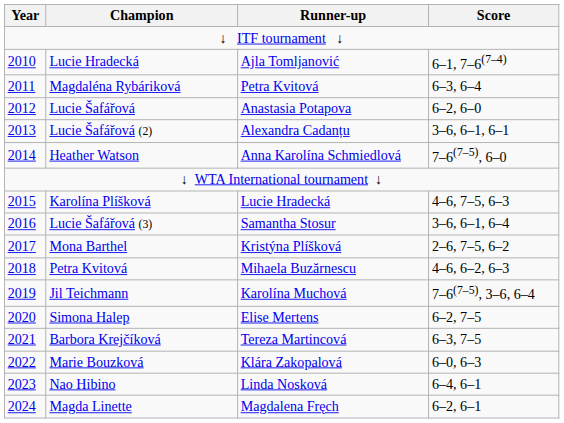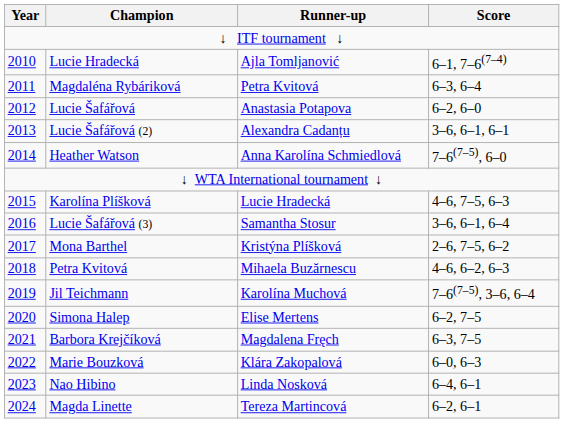(294, 339) Tereza Martincová -> (290, 339) Magdalena Fręch
(290, 406) Magdalena Fręch -> (294, 406) Tereza Martincová
